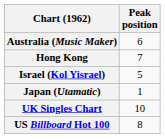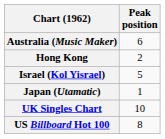(140, 58) 7 -> (140, 58) 2
